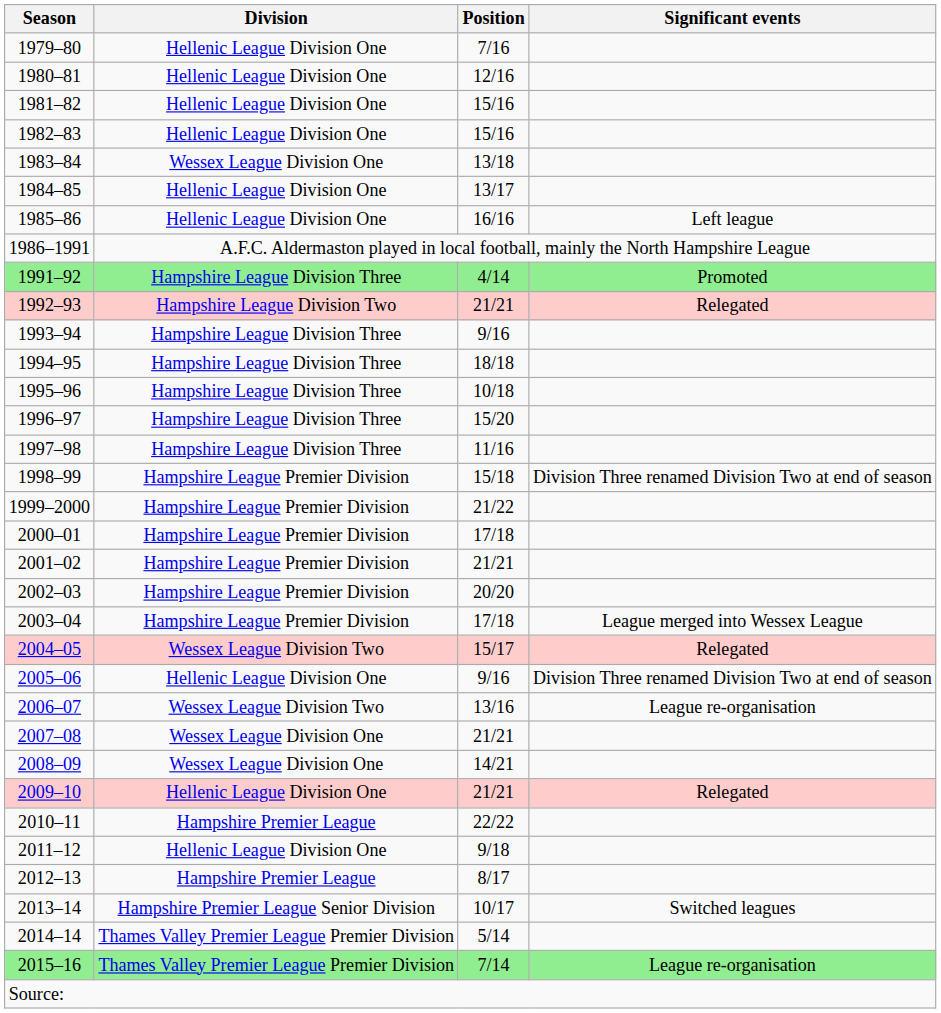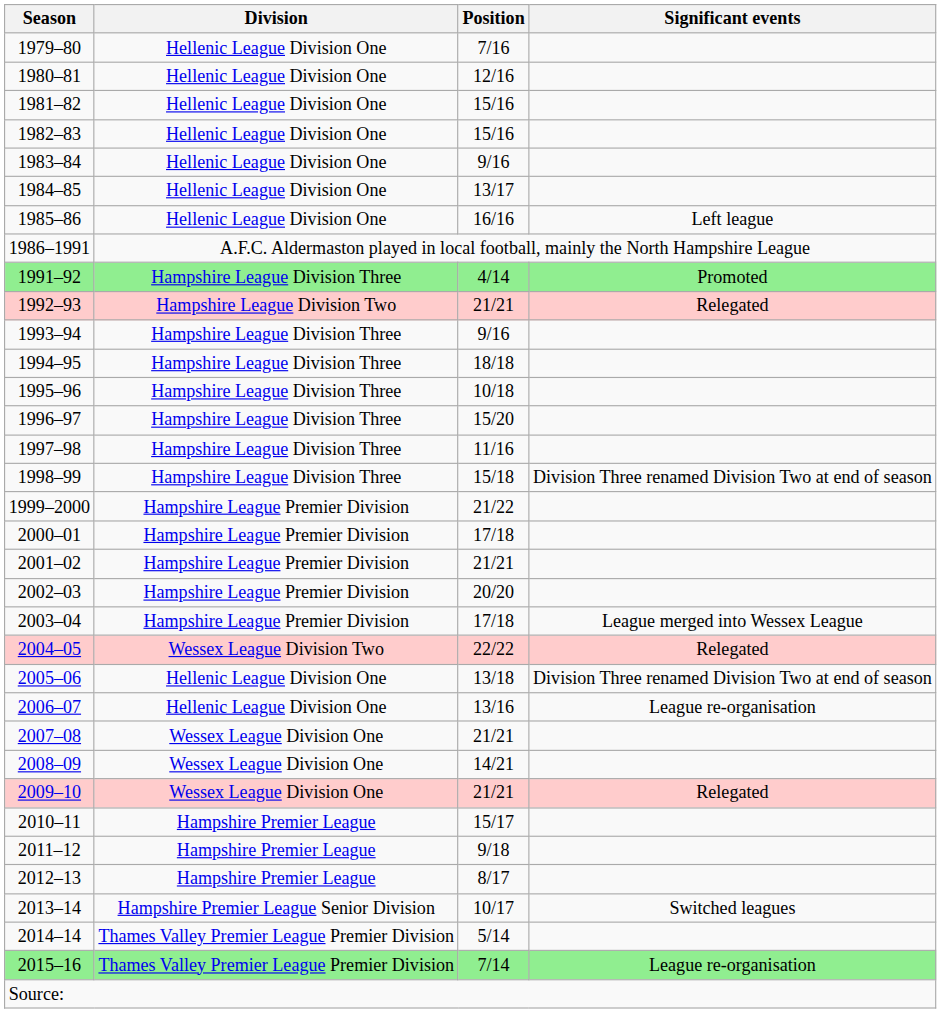(276, 162) Wessex League Division One -> (276, 162) Hellenic League Division One
(494, 162) 13/18 -> (494, 162) 9/16
(276, 477) Hampshire League Premier Division -> (276, 477) Hampshire League Division Three
(494, 649) 15/17 -> (494, 649) 22/22
(494, 678) 9/16 -> (494, 678) 13/18
(276, 707) Wessex League Division Two -> (276, 707) Hellenic League Division One
(276, 793) Hellenic League Division One -> (276, 793) Wessex League Division One
(494, 821) 22/22 -> (494, 821) 15/17
(276, 850) Hellenic League Division One -> (276, 850) Hampshire Premier League
